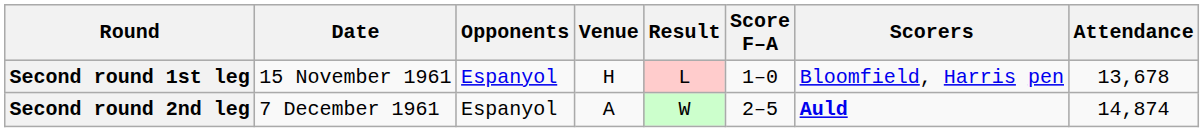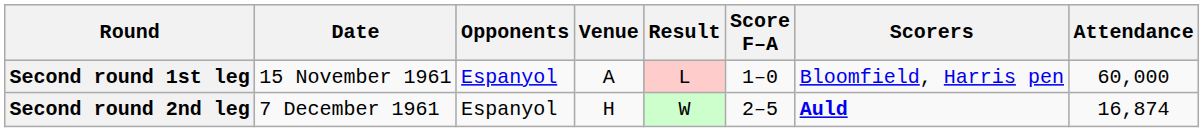(609, 77) H -> (609, 77) A
(1134, 77) 13,678 -> (1134, 77) 60,000
(609, 109) A -> (609, 109) H
(1134, 109) 14,874 -> (1134, 109) 16,874
